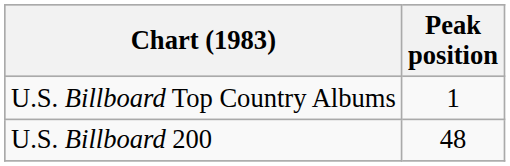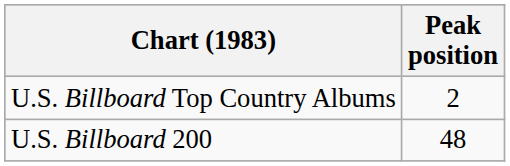(453, 97) 1 -> (453, 97) 2
